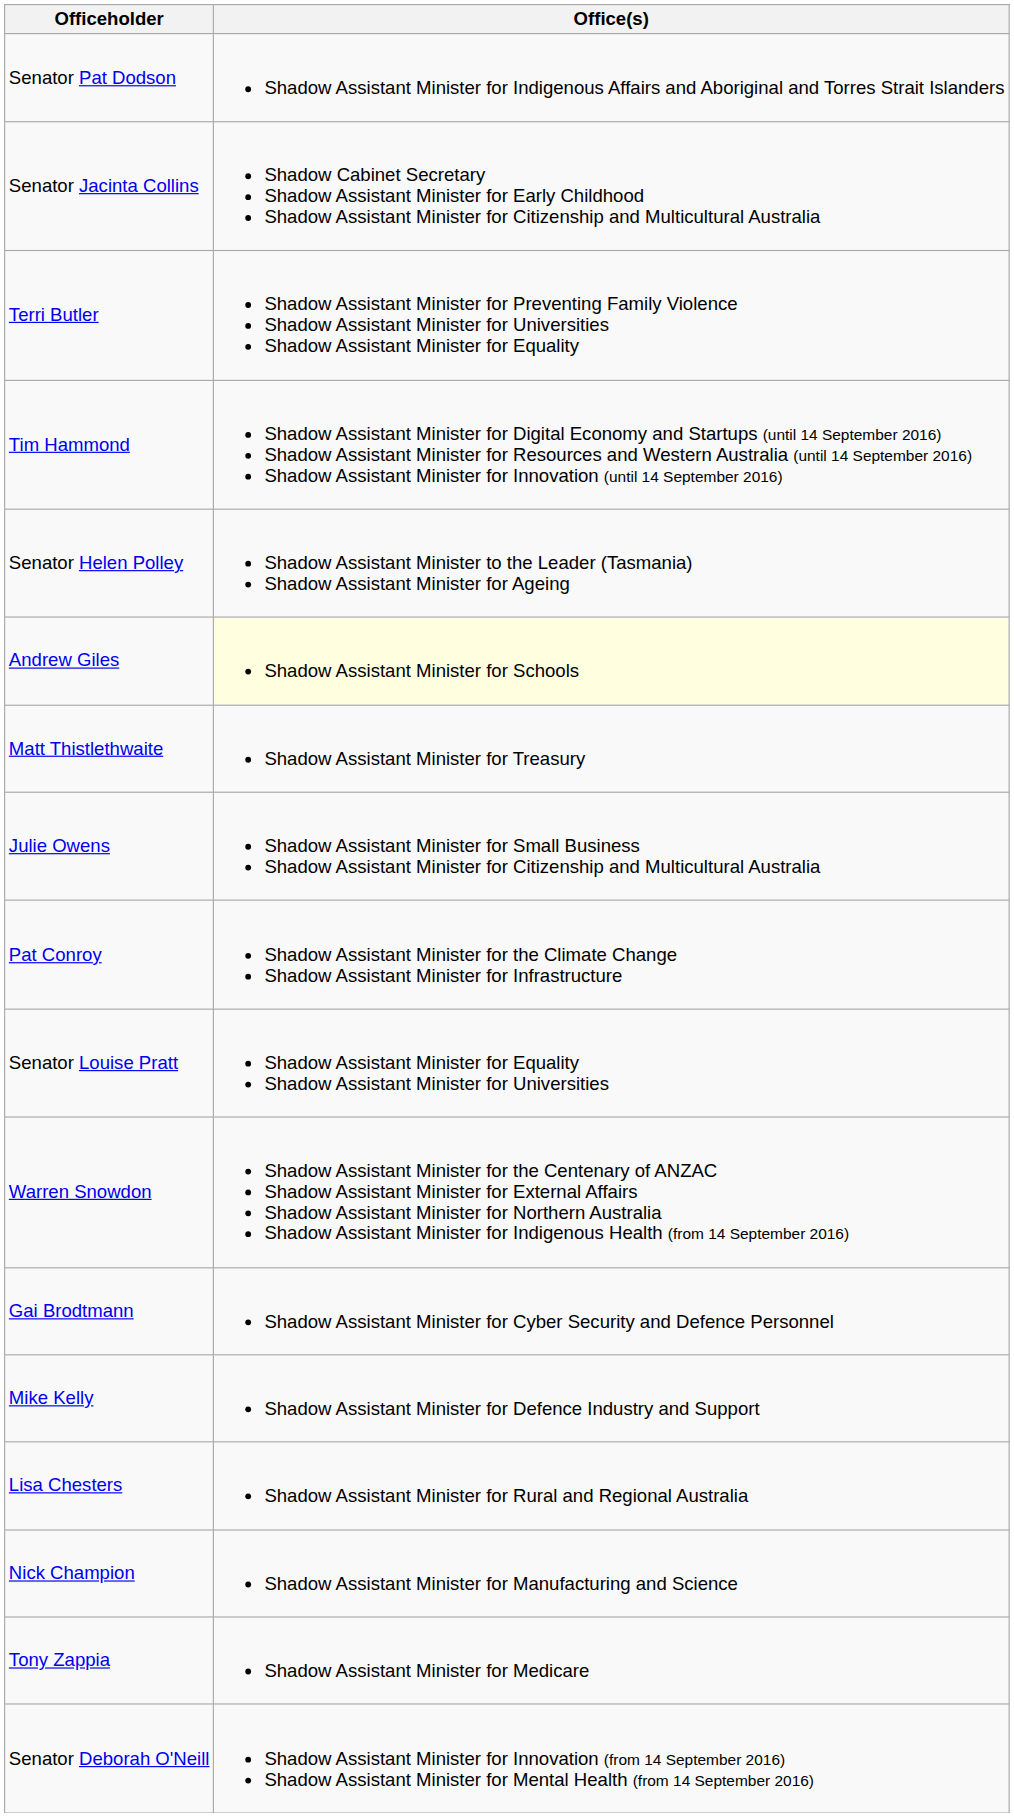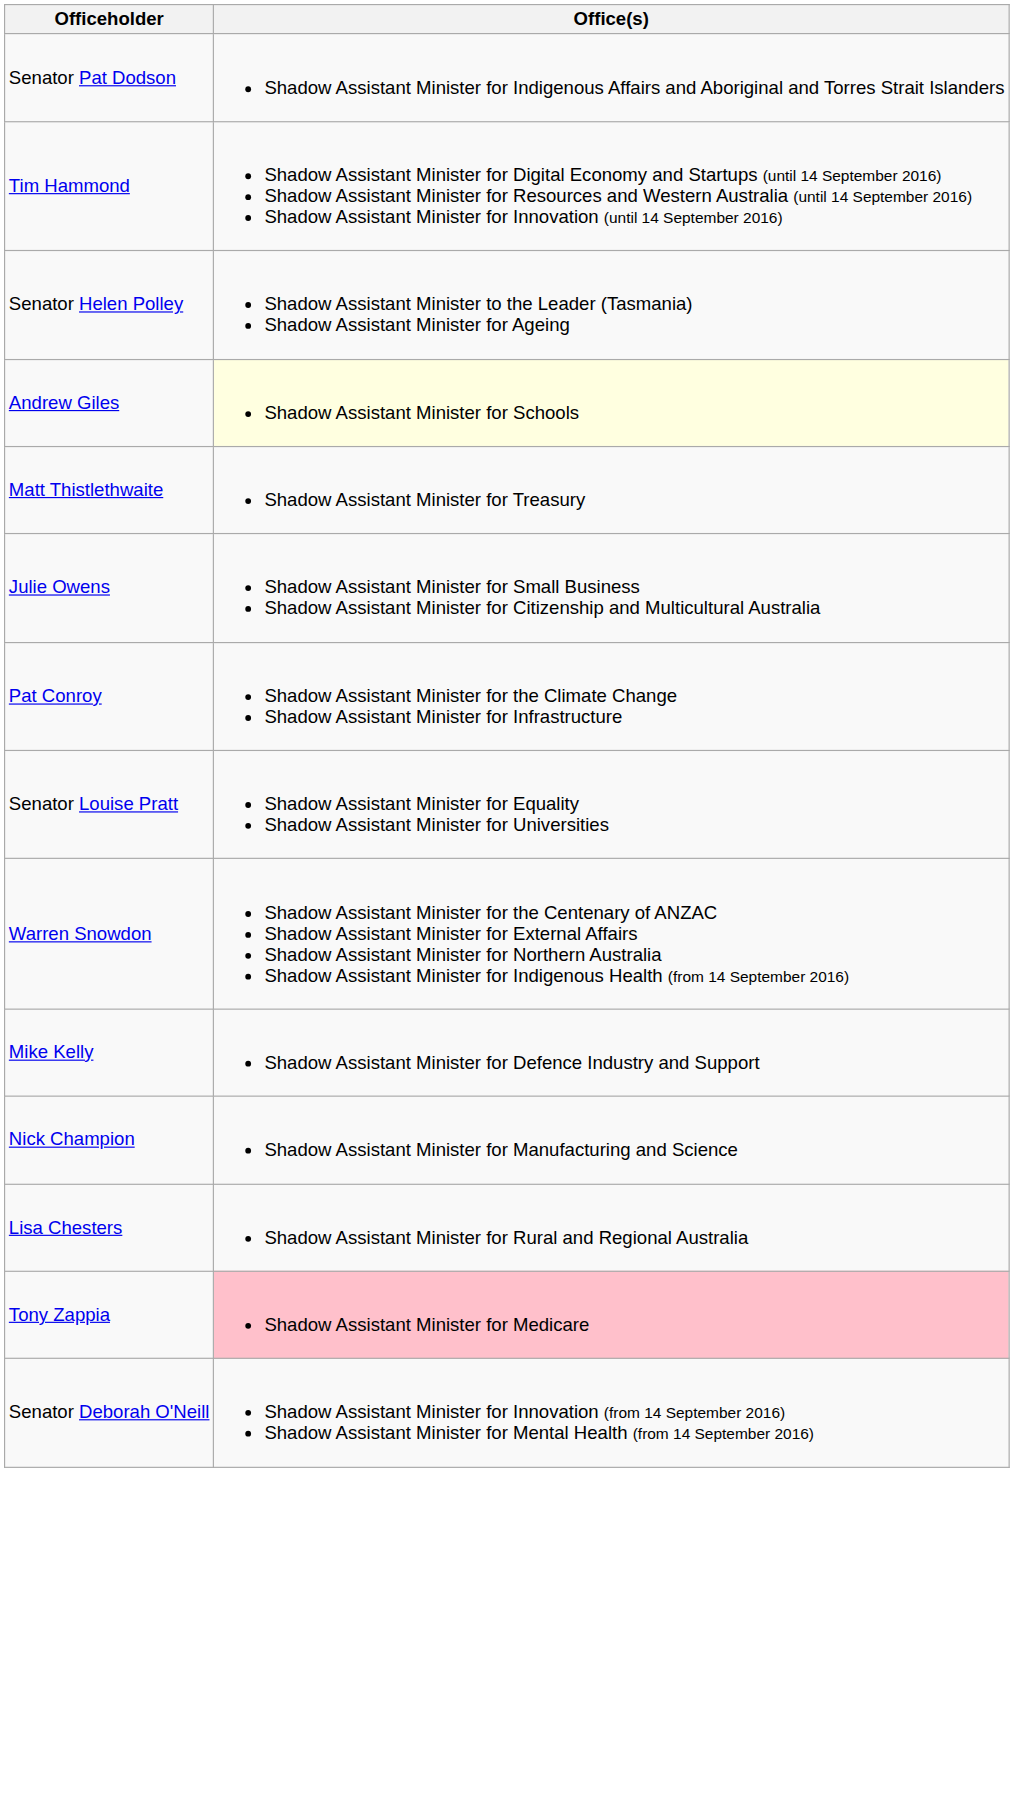- row: (104, 185)
- row: (54, 315)
- row: (71, 1310)
rows swapped: (72, 1573) <-> (66, 1485)
(611, 1671) no background -> (611, 1325) pink background
